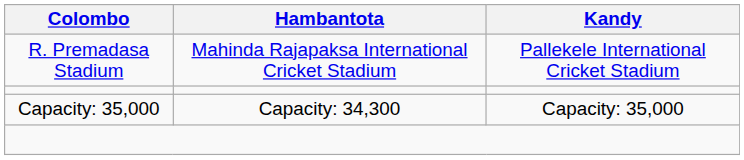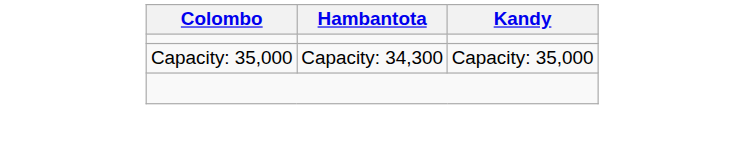- row: (89, 60)
